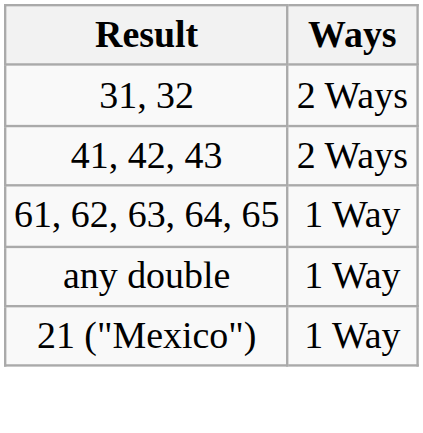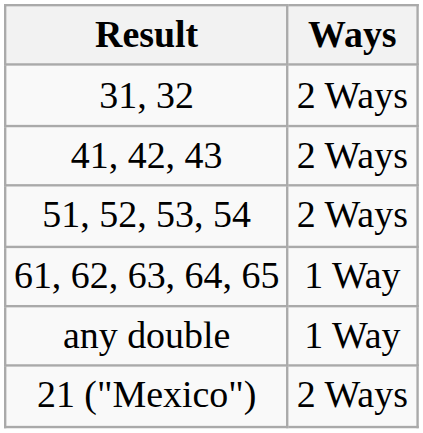+ row: (147, 214)
(352, 335) 1 Way -> (352, 395) 2 Ways
